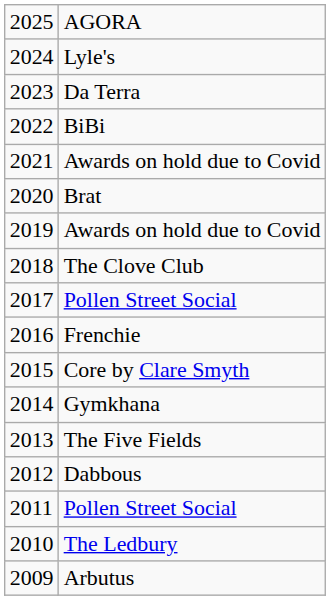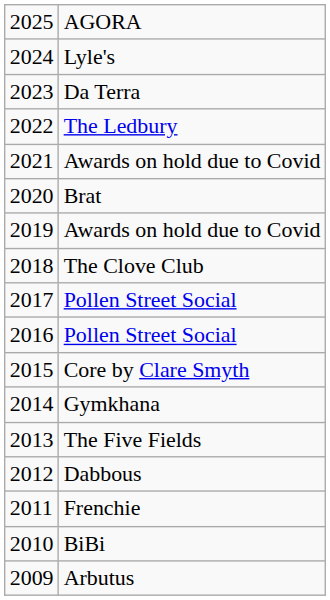(84, 126) BiBi -> (121, 126) The Ledbury
(102, 334) Frenchie -> (150, 334) Pollen Street Social
(150, 508) Pollen Street Social -> (102, 508) Frenchie
(121, 543) The Ledbury -> (84, 543) BiBi
